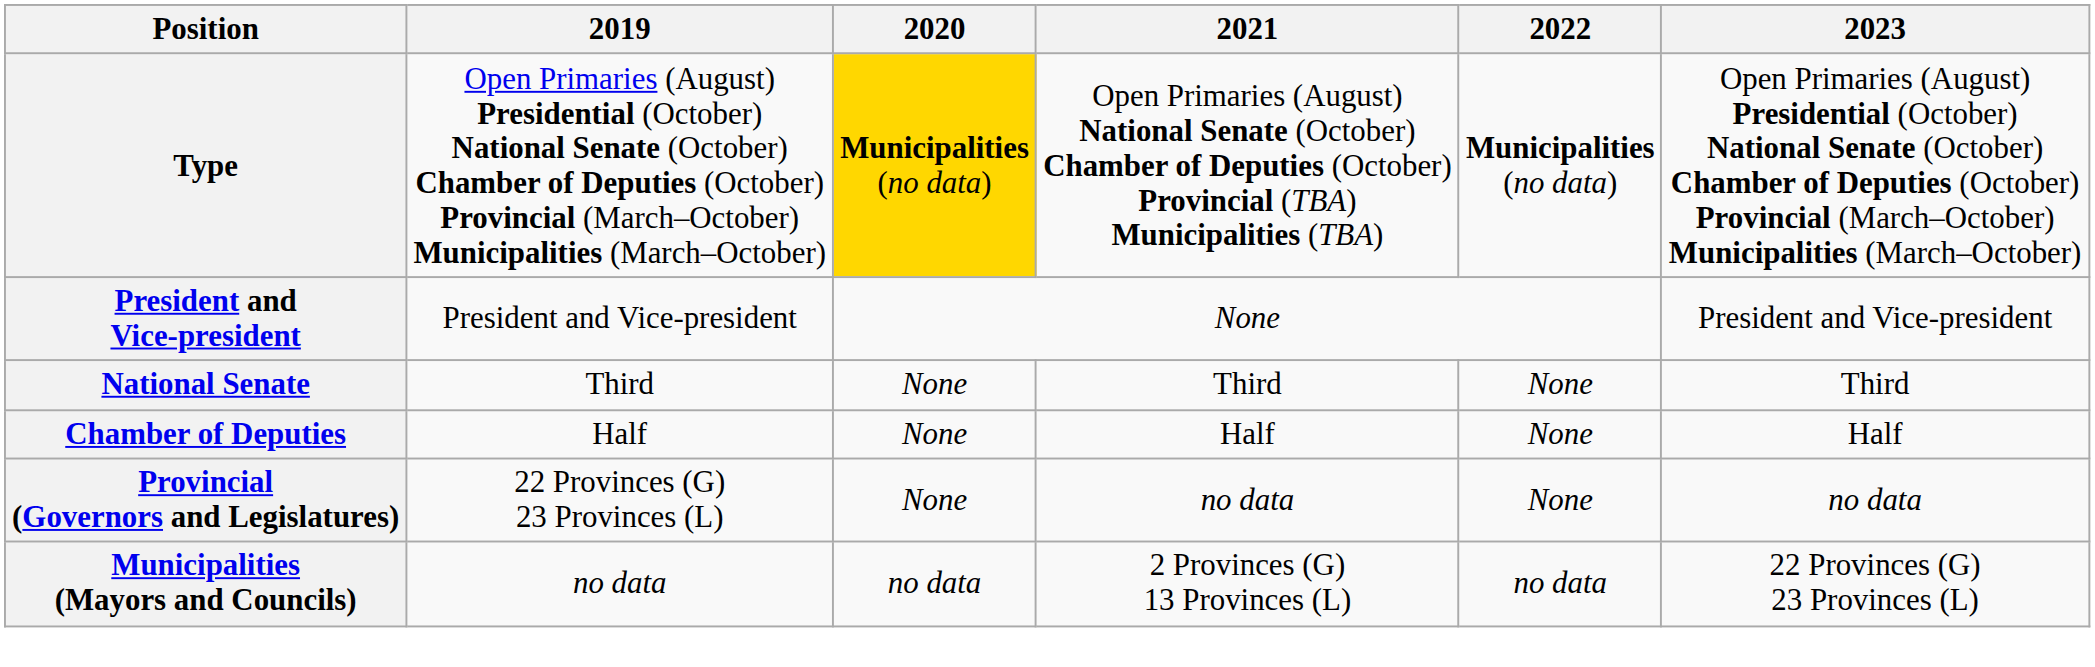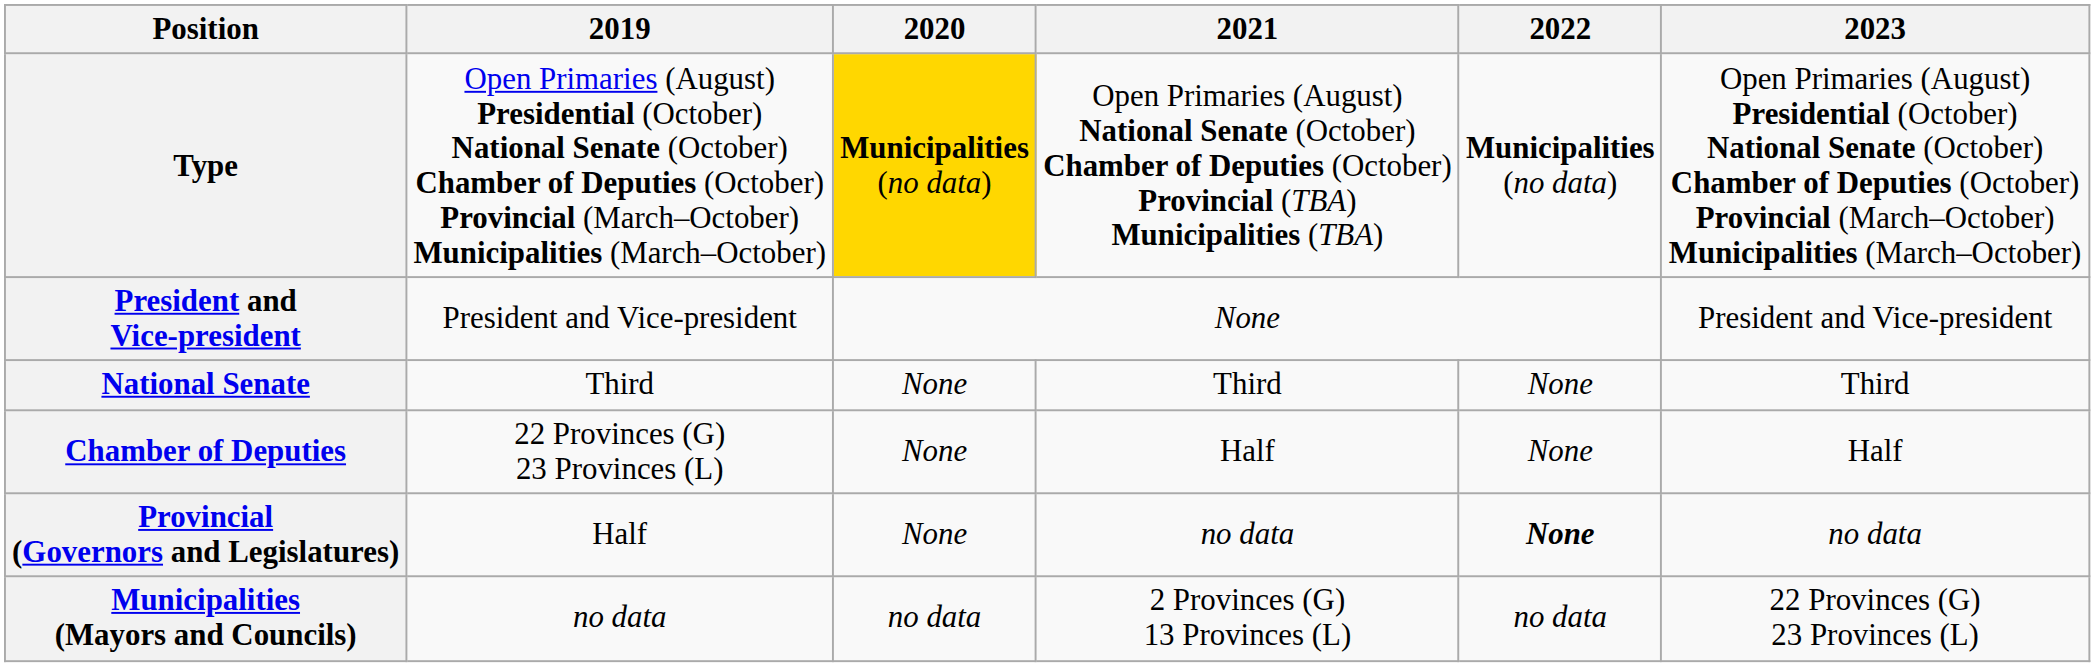(620, 433) Half -> (620, 450) 22 Provinces (G) 23 Provinces (L)
(620, 499) 22 Provinces (G) 23 Provinces (L) -> (620, 534) Half
(1560, 499) normal -> (1560, 534) bold
